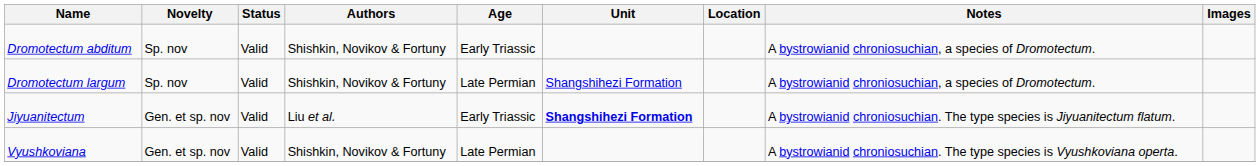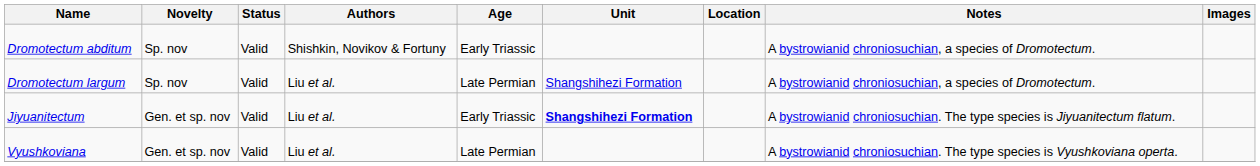(367, 83) Shishkin, Novikov & Fortuny -> (312, 83) Liu et al.
(367, 151) Shishkin, Novikov & Fortuny -> (312, 151) Liu et al.
